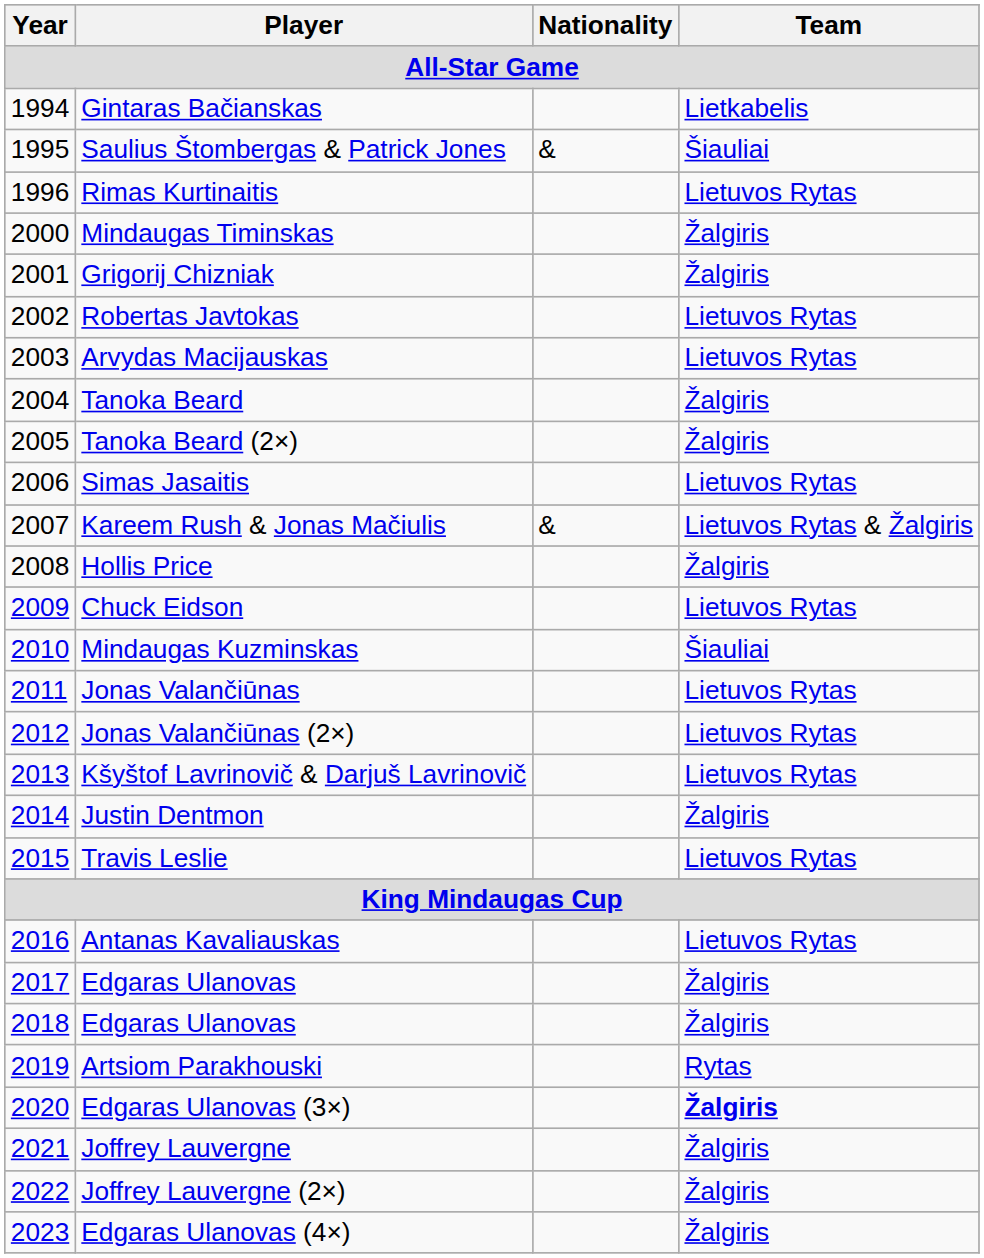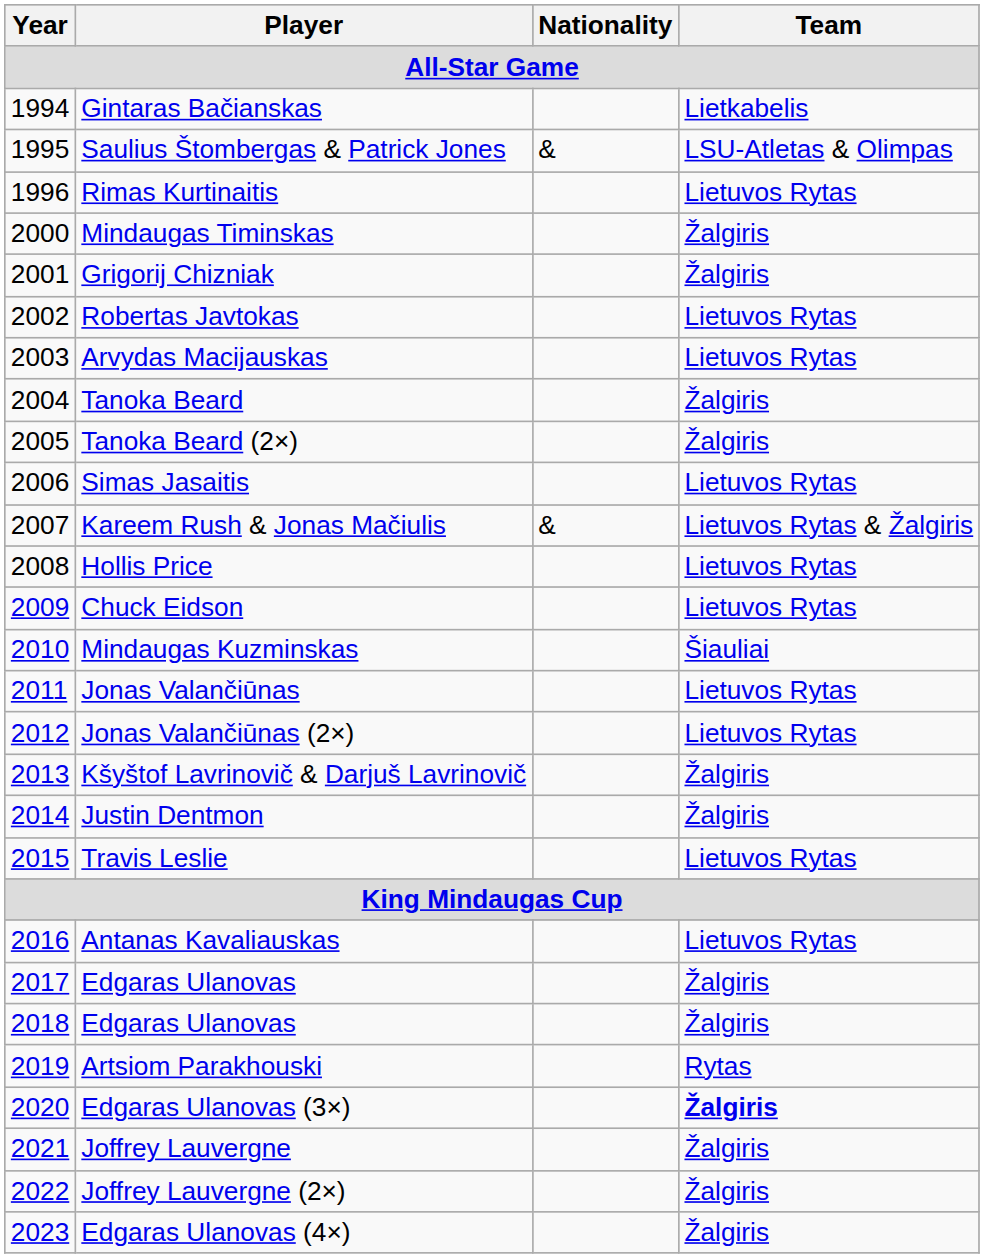(727, 150) Šiauliai -> (819, 150) LSU-Atletas & Olimpas
(727, 566) Žalgiris -> (771, 566) Lietuvos Rytas
(771, 774) Lietuvos Rytas -> (727, 774) Žalgiris
